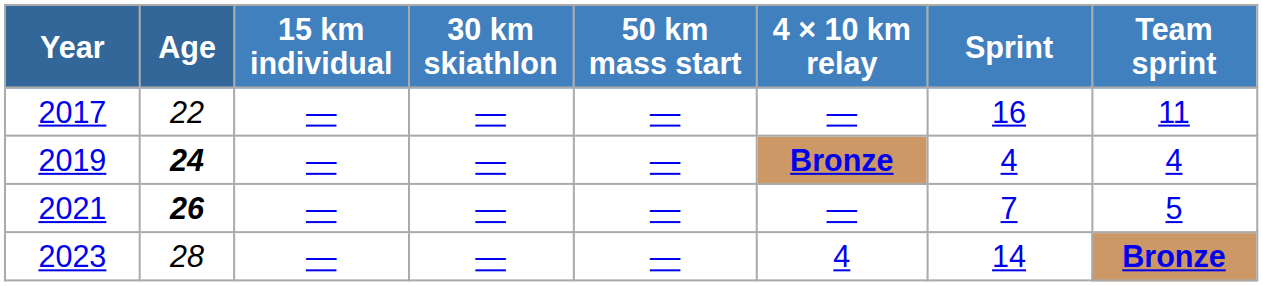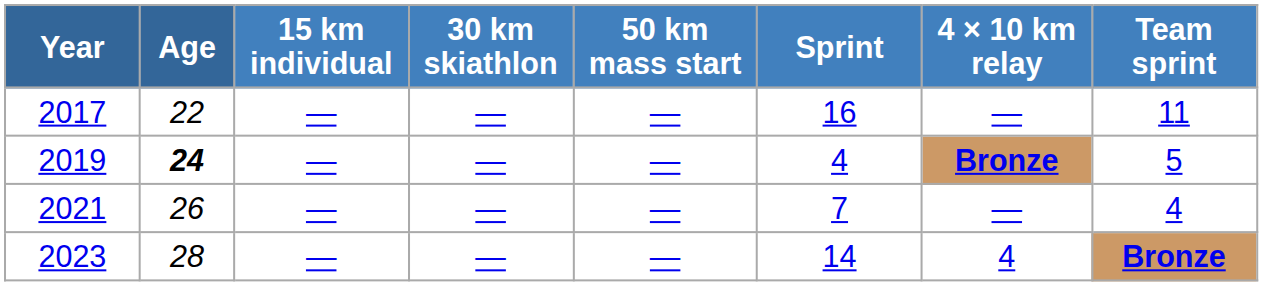columns swapped: (1009, 46) <-> (842, 46)
(1174, 160) 4 -> (1174, 160) 5
(187, 209) bold -> (187, 209) normal
(1174, 209) 5 -> (1174, 209) 4
